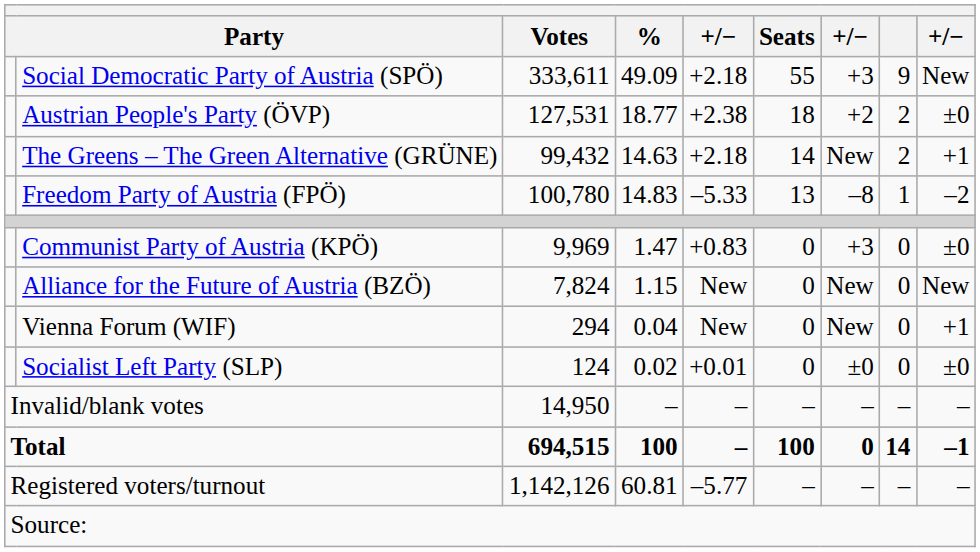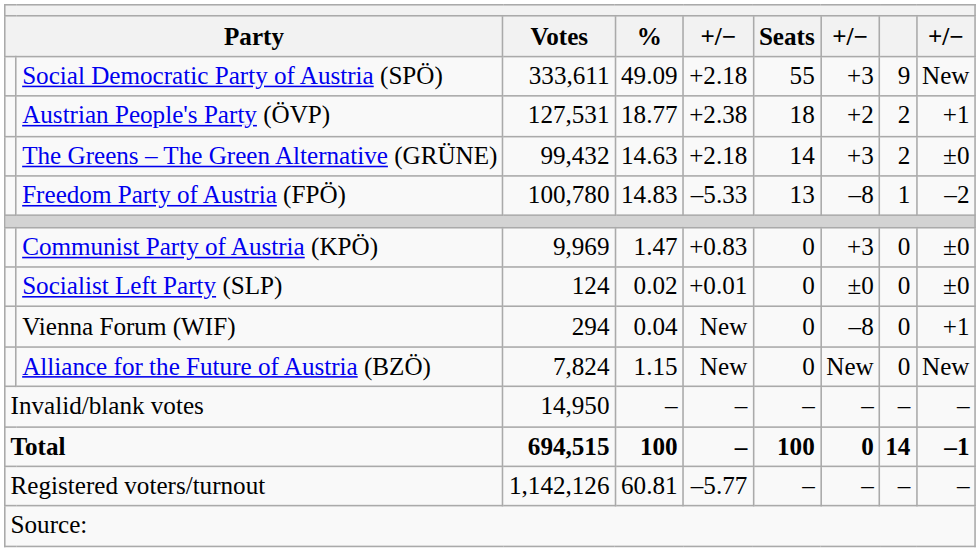(956, 115) ±0 -> (956, 115) +1
(850, 155) New -> (860, 155) +3
(956, 155) +1 -> (956, 155) ±0
rows swapped: (227, 286) <-> (152, 366)
(850, 326) New -> (861, 326) –8
